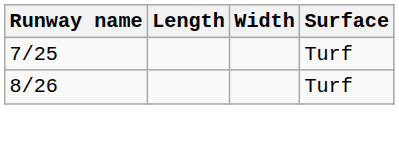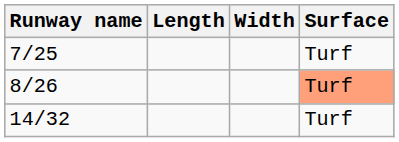(329, 87) no background -> (329, 87) lightsalmon background
+ row: (40, 120)
